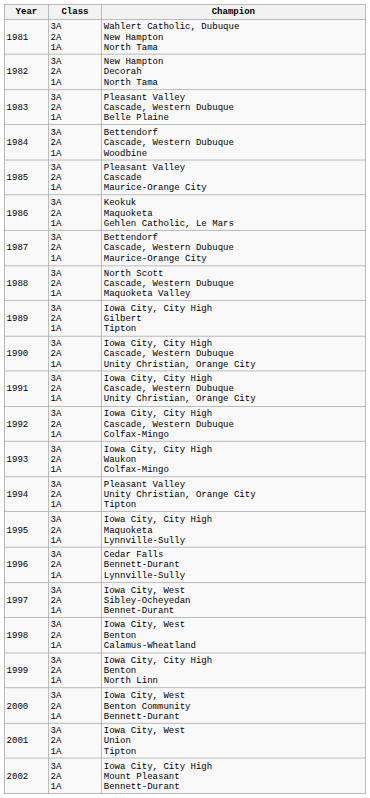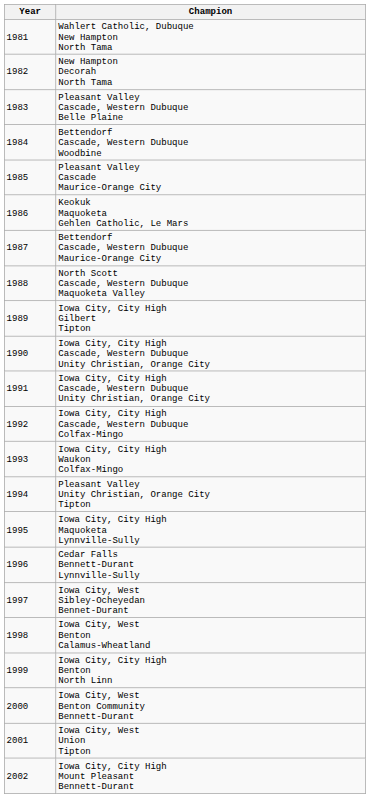- column: (75, 12)
